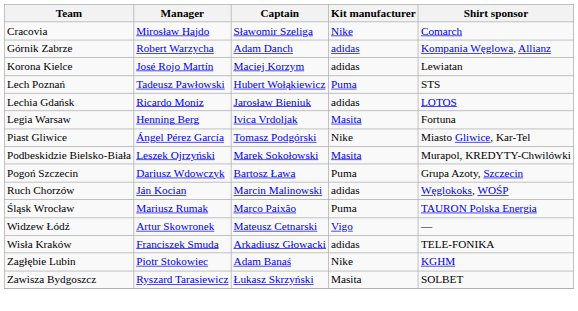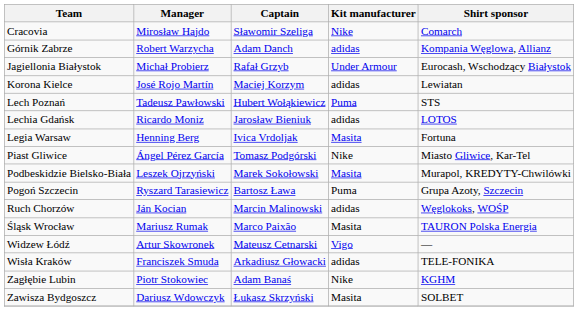+ row: (54, 66)
(180, 173) Dariusz Wdowczyk -> (182, 191) Ryszard Tarasiewicz
(344, 208) Puma -> (346, 226) Masita
(182, 279) Ryszard Tarasiewicz -> (180, 297) Dariusz Wdowczyk
